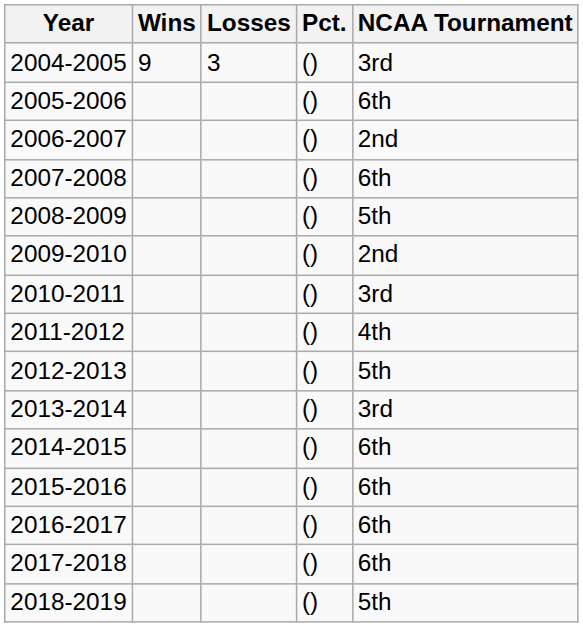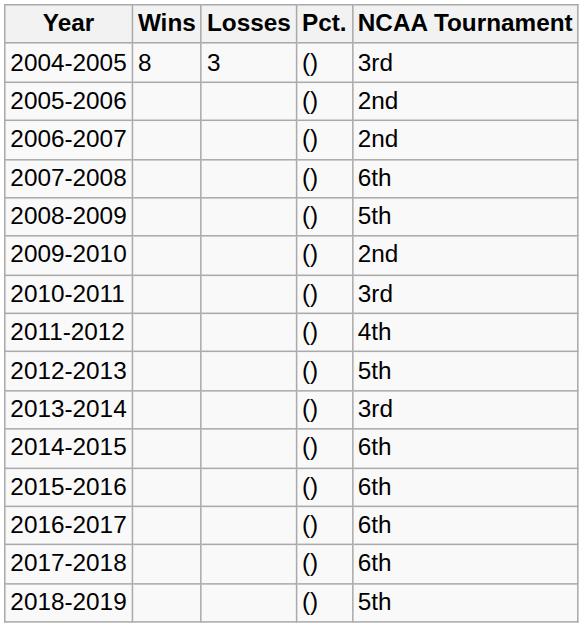(145, 62) 9 -> (145, 62) 8
(375, 100) 6th -> (378, 100) 2nd
